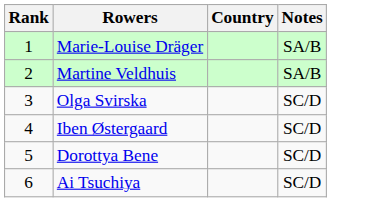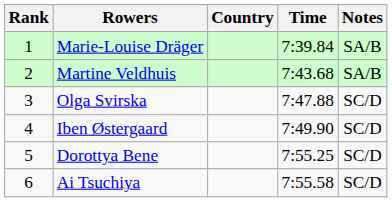+ column: (308, 18)
